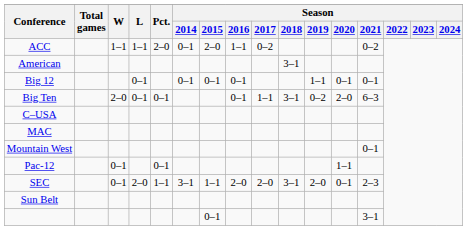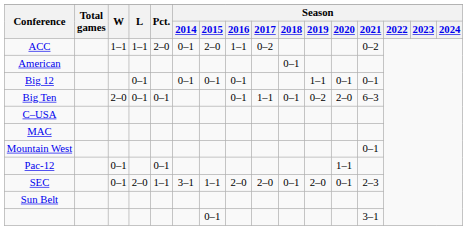(291, 64) 3–1 -> (291, 64) 0–1
(291, 98) 3–1 -> (291, 98) 0–1
(291, 183) 3–1 -> (291, 183) 0–1
